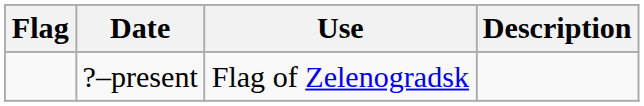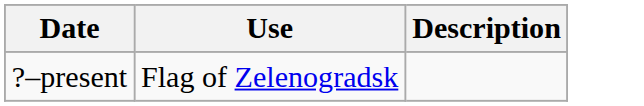- column: (40, 28)
